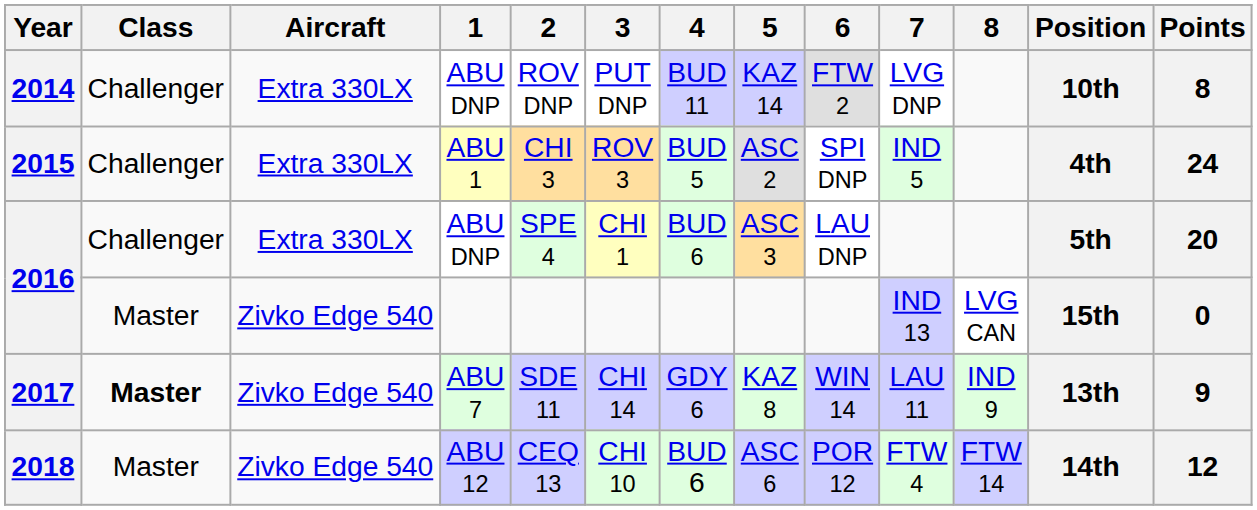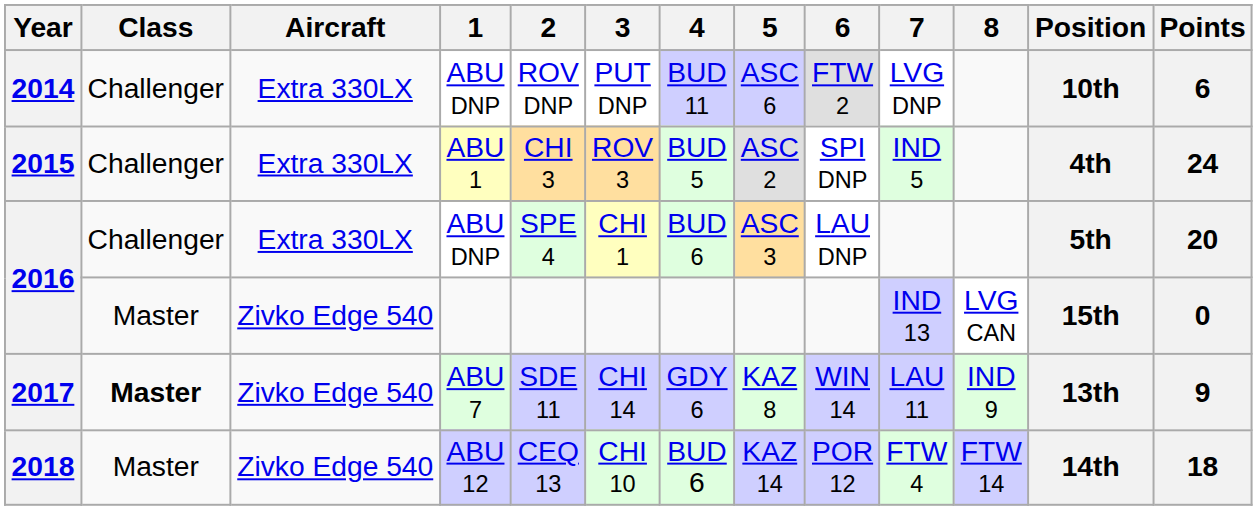(770, 88) KAZ 14 -> (770, 88) ASC 6
(1203, 88) 8 -> (1203, 88) 6
(770, 468) ASC 6 -> (770, 468) KAZ 14
(1203, 468) 12 -> (1203, 468) 18
